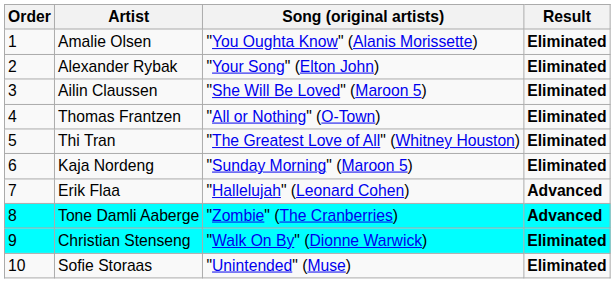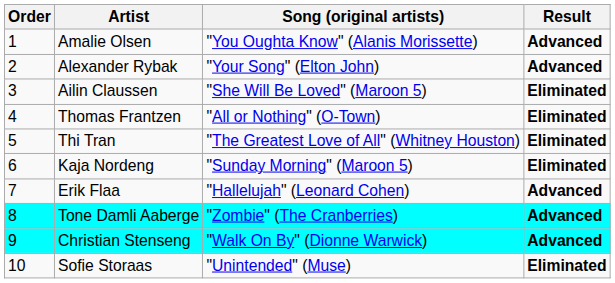(567, 41) Eliminated -> (565, 41) Advanced
(567, 66) Eliminated -> (565, 66) Advanced
(567, 240) Eliminated -> (565, 240) Advanced
